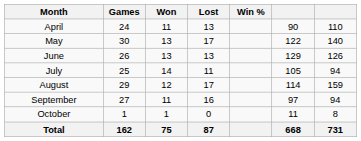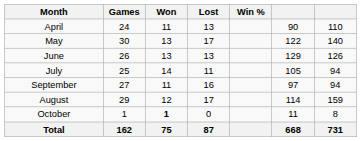rows swapped: (54, 85) <-> (54, 100)
(166, 114) normal -> (166, 114) bold
